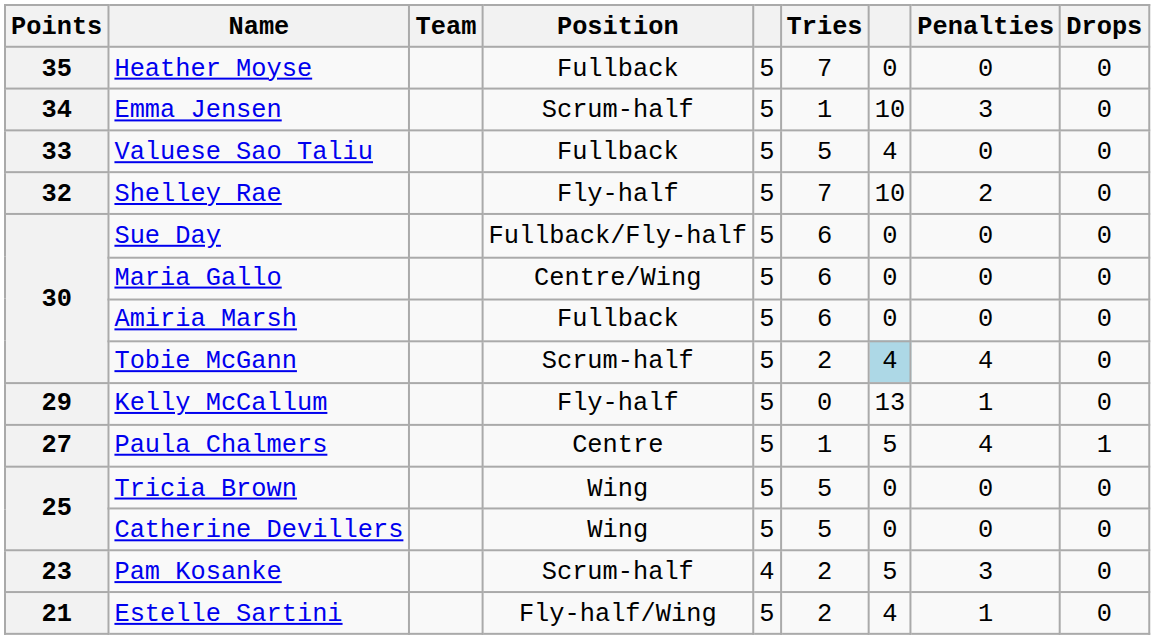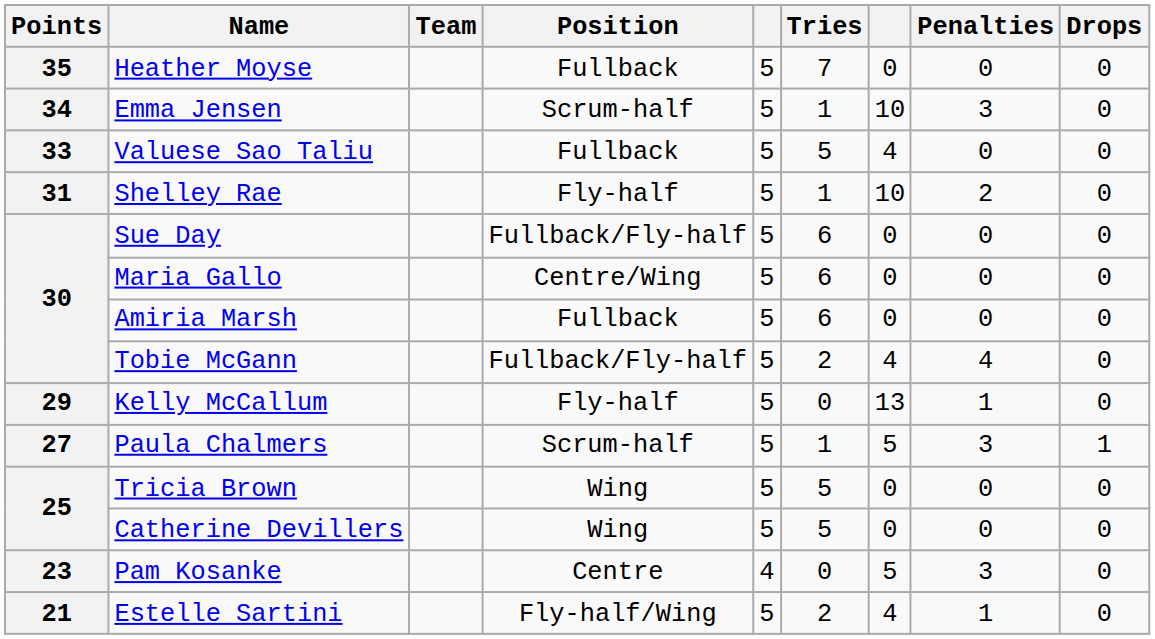(57, 194) 32 -> (57, 194) 31
(825, 194) 7 -> (825, 194) 1
(618, 362) Scrum-half -> (618, 362) Fullback/Fly-half
(890, 362) lightblue background -> (890, 362) no background
(618, 445) Centre -> (618, 445) Scrum-half
(986, 445) 4 -> (986, 445) 3
(618, 571) Scrum-half -> (618, 571) Centre
(825, 571) 2 -> (825, 571) 0
